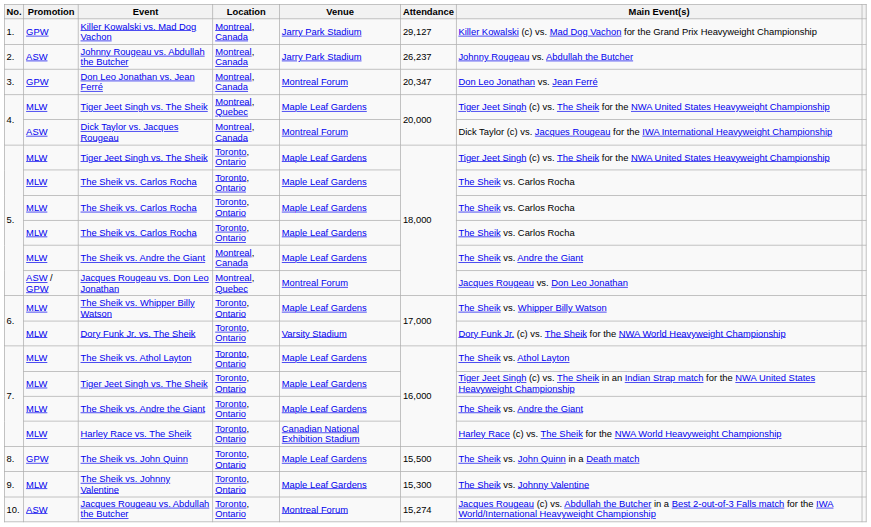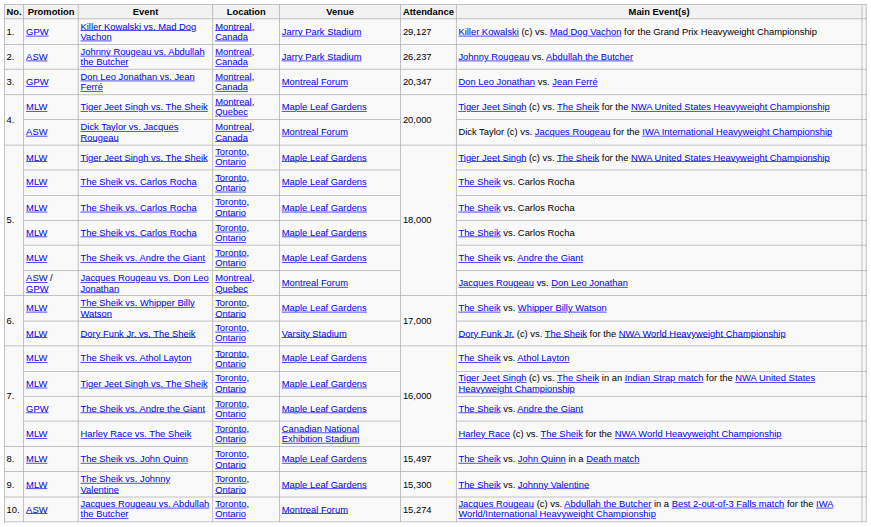(235, 258) Montreal, Canada -> (232, 258) Toronto, Ontario
(37, 408) MLW -> (37, 408) GPW
(37, 459) GPW -> (37, 459) MLW
(417, 459) 15,500 -> (417, 459) 15,497
